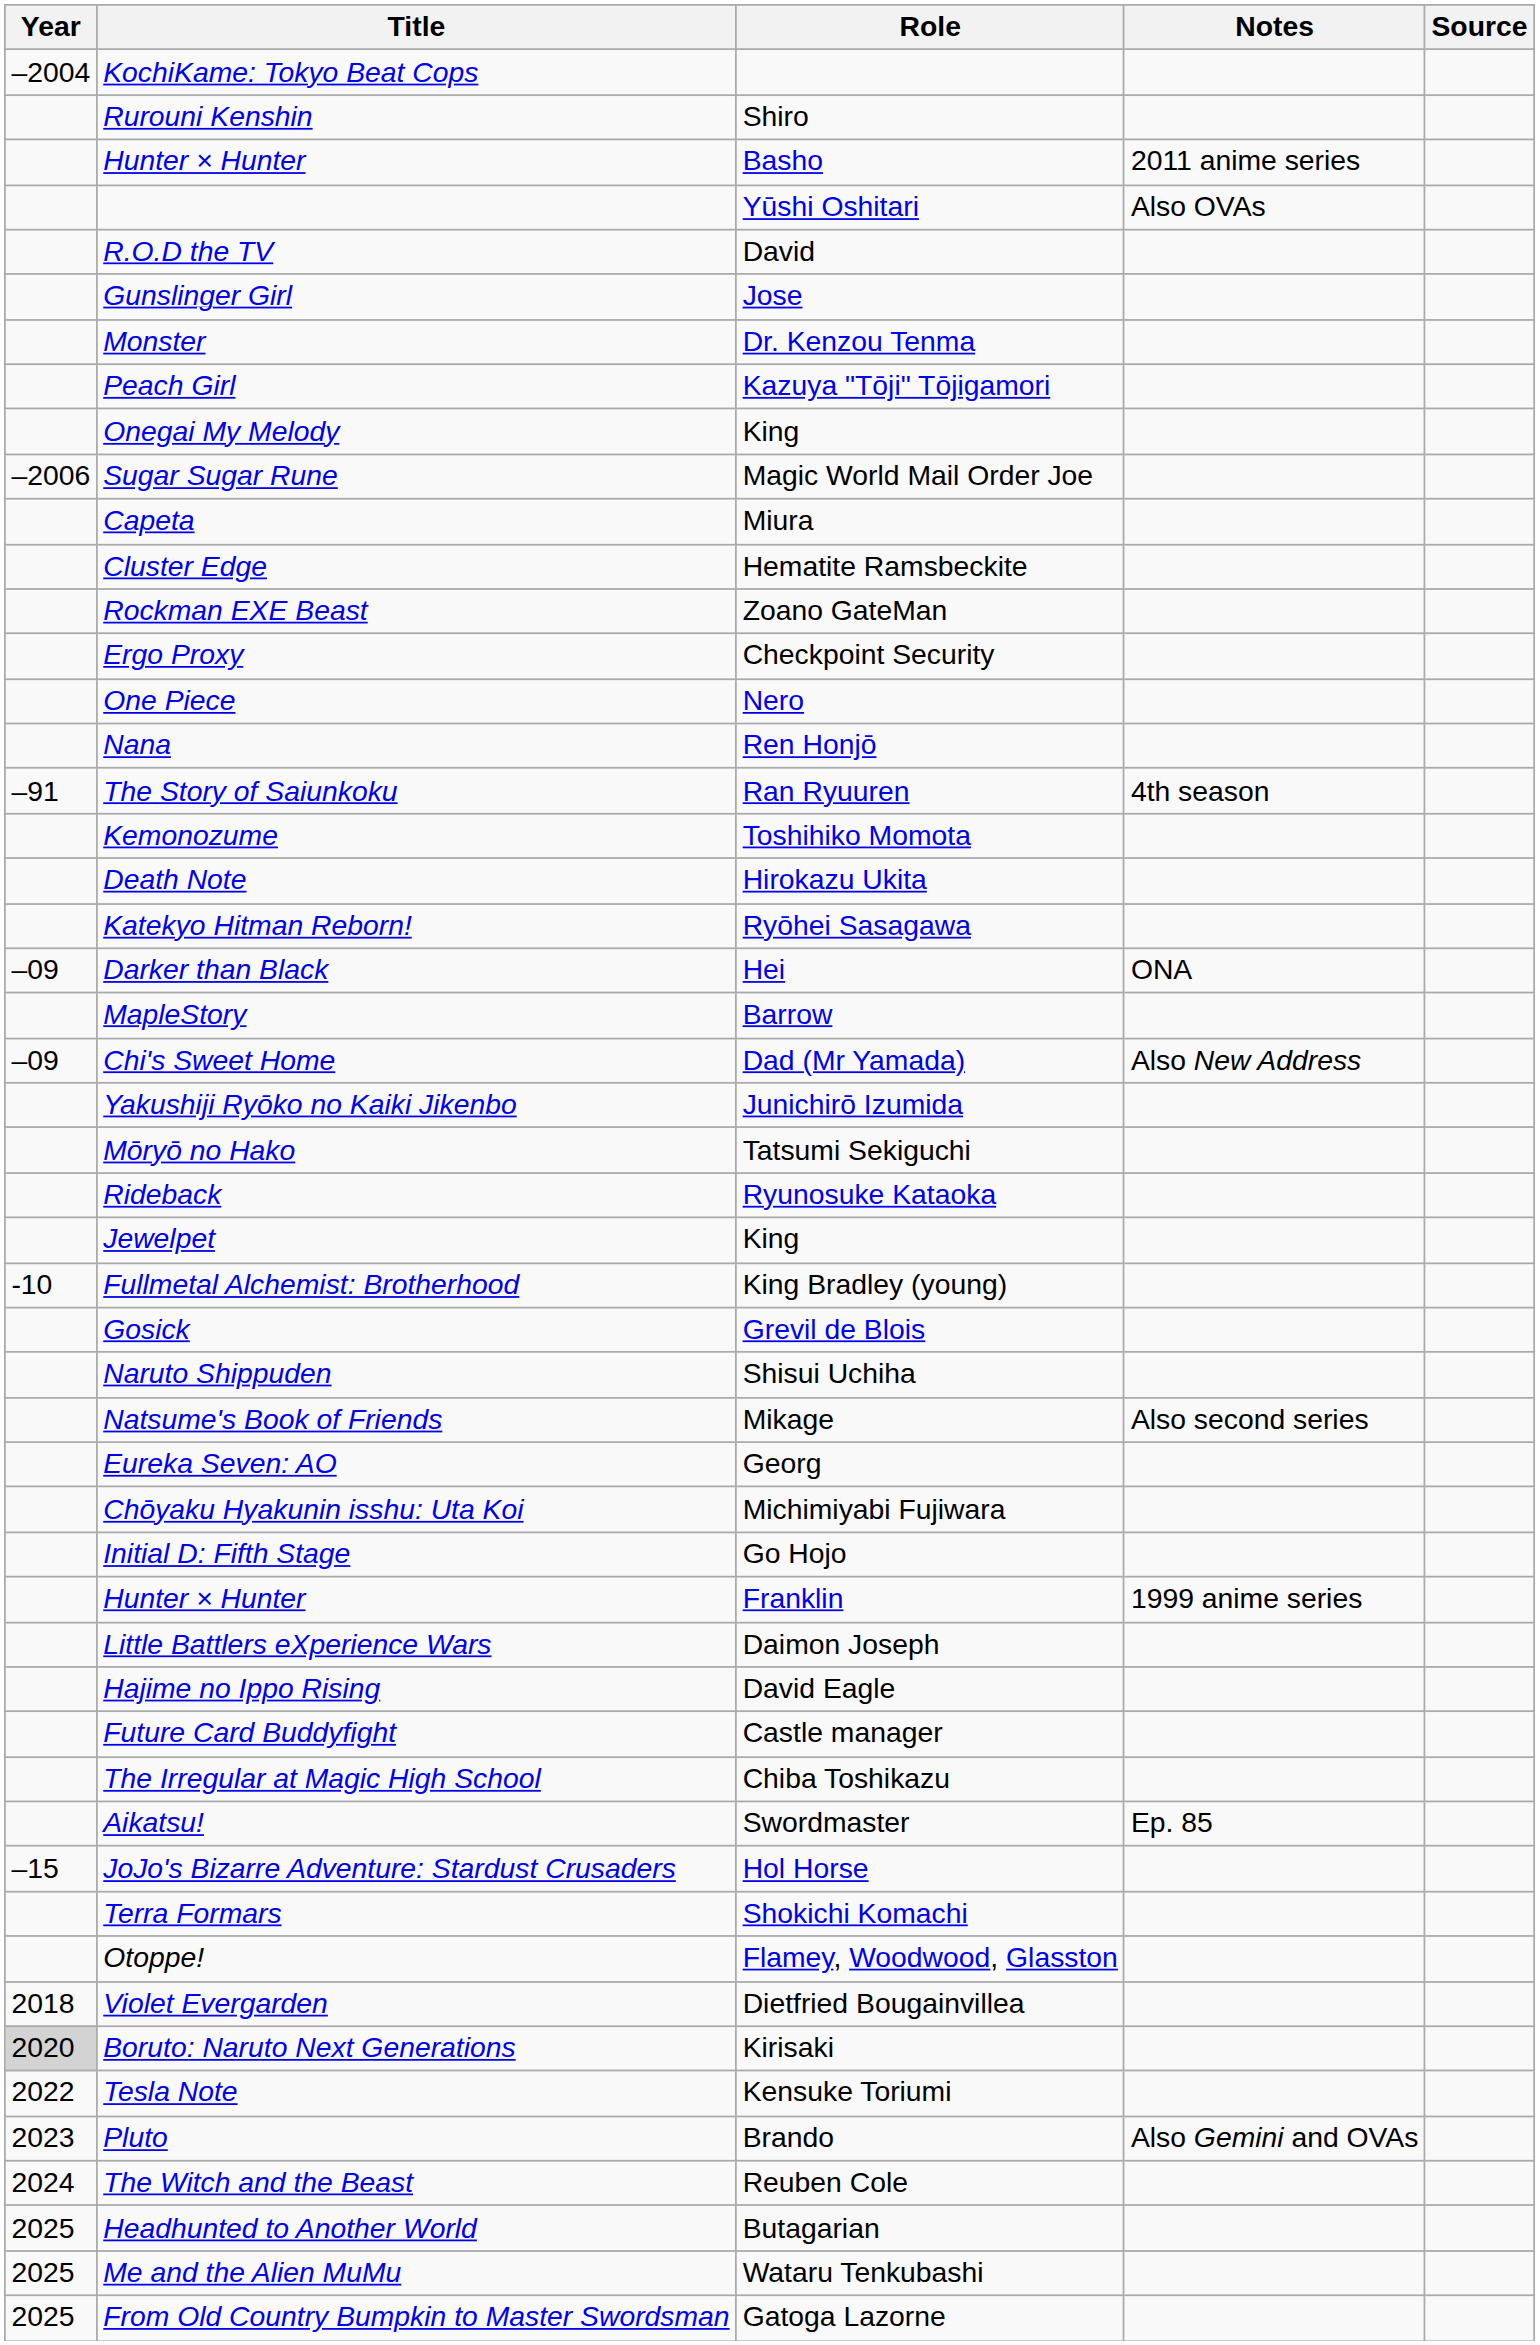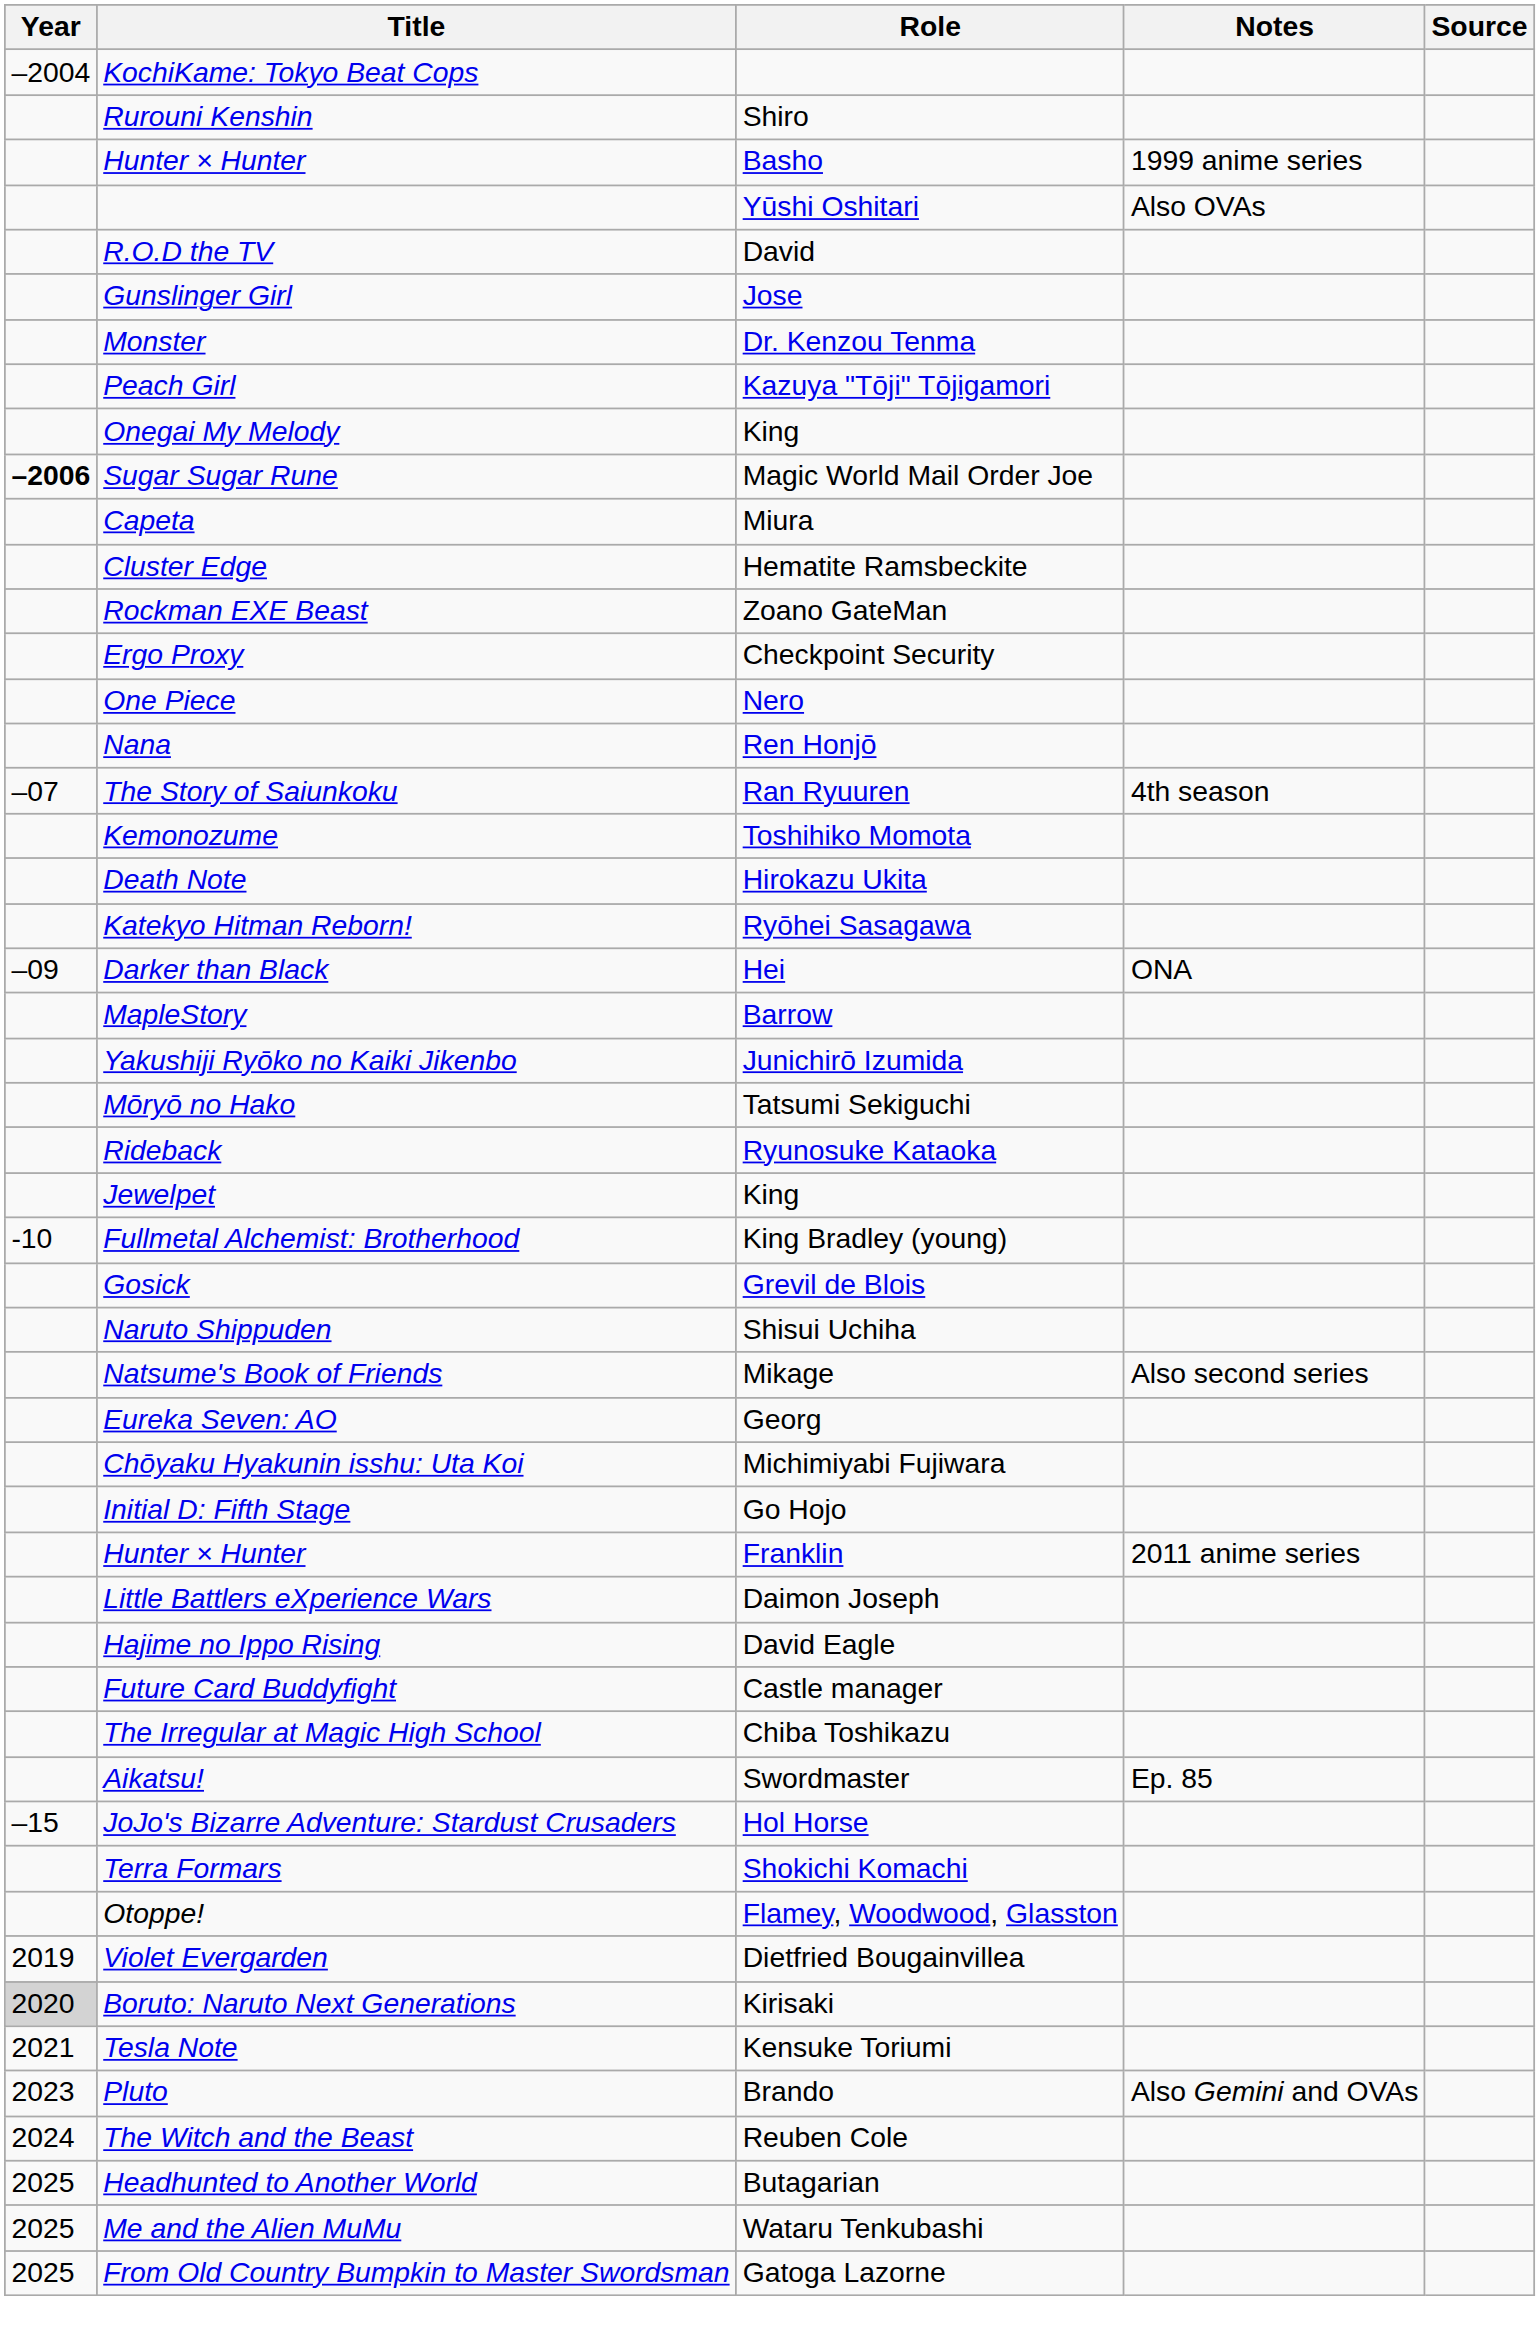(1246, 161) 2011 anime series -> (1247, 161) 1999 anime series
(51, 476) normal -> (51, 476) bold
(35, 790) –91 -> (35, 790) –07
- row: (219, 1059)
(1247, 1598) 1999 anime series -> (1246, 1554) 2011 anime series
(43, 2003) 2018 -> (43, 1958) 2019
(43, 2092) 2022 -> (43, 2048) 2021
